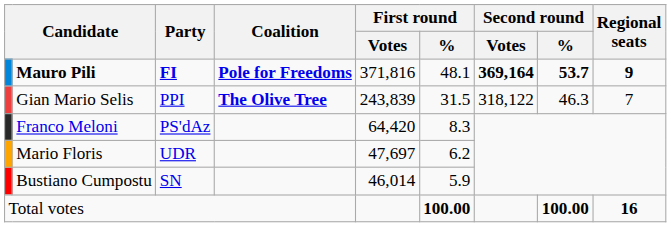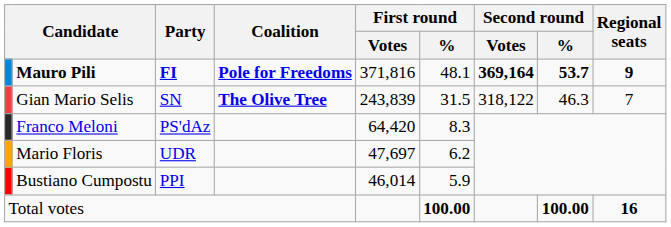(172, 99) PPI -> (171, 99) SN
(171, 180) SN -> (172, 180) PPI
